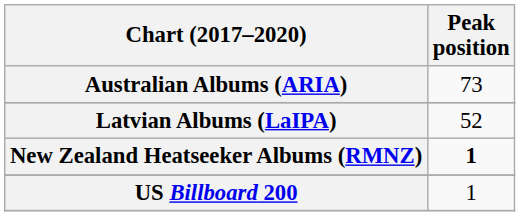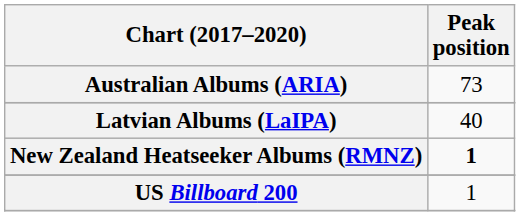(471, 120) 52 -> (471, 120) 40
